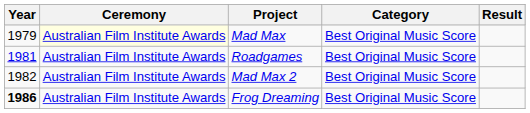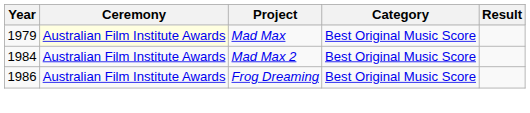- row: (267, 56)
(22, 77) 1982 -> (22, 56) 1984
(22, 98) bold -> (22, 77) normal
